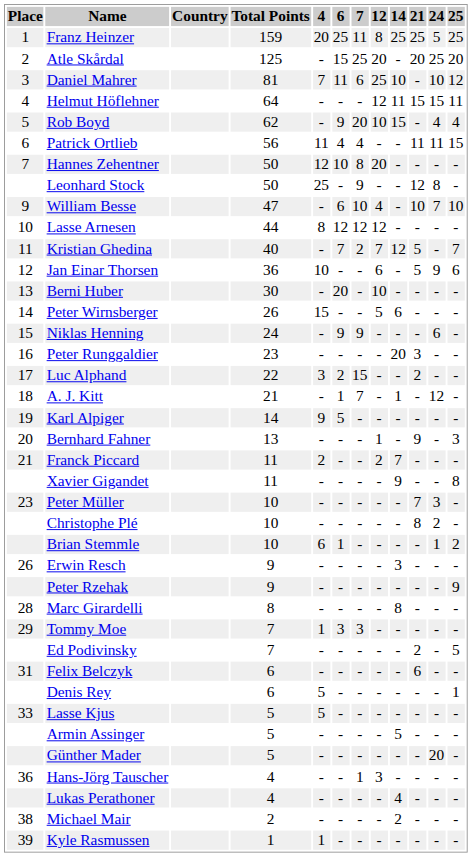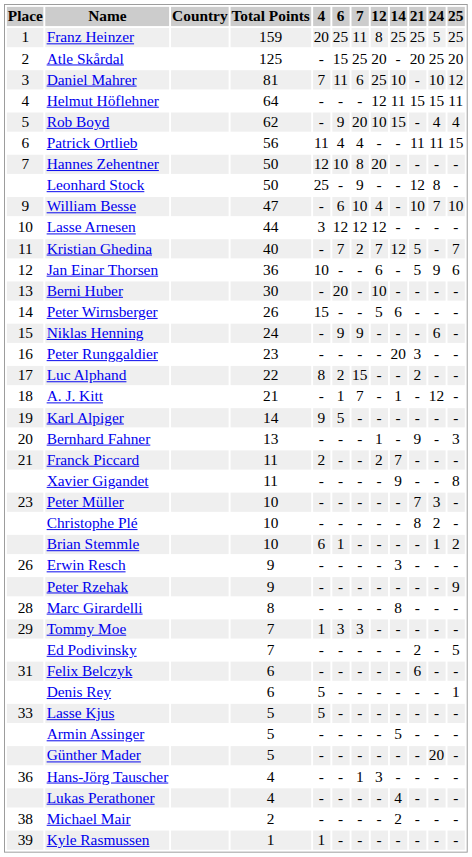(321, 227) 8 -> (321, 227) 3
(321, 375) 3 -> (321, 375) 8
